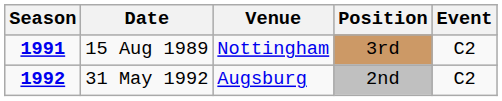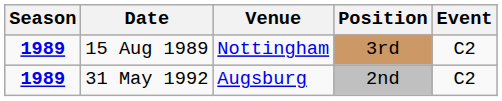(43, 50) 1991 -> (43, 50) 1989
(43, 80) 1992 -> (43, 80) 1989
